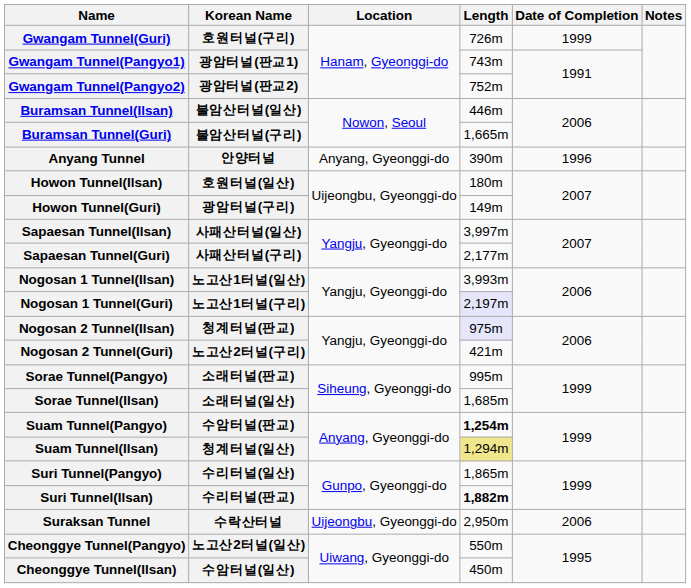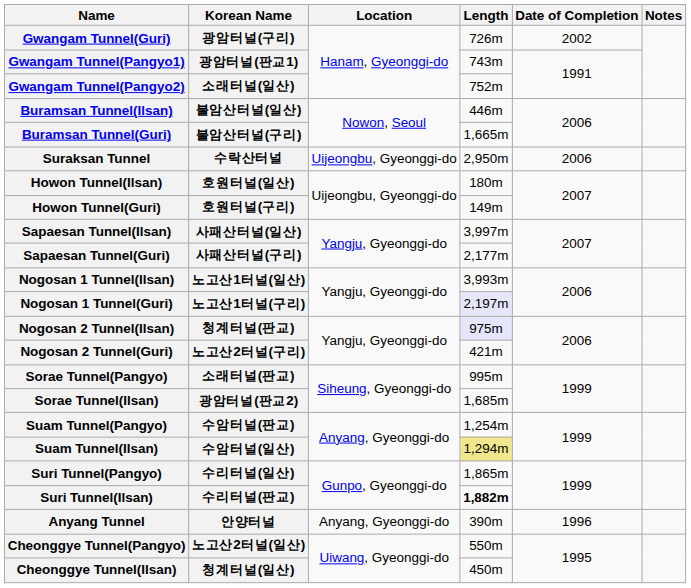(248, 37) 호원터널(구리) -> (248, 37) 광암터널(구리)
(577, 37) 1999 -> (577, 37) 2002
(248, 85) 광암터널(판교2) -> (248, 85) 소래터널(일산)
rows swapped: (97, 521) <-> (97, 158)
(248, 206) 광암터널(구리) -> (248, 206) 호원터널(구리)
(248, 400) 소래터널(일산) -> (248, 400) 광암터널(판교2)
(486, 424) bold -> (486, 424) normal
(248, 448) 청계터널(일산) -> (248, 448) 수암터널(일산)
(248, 569) 수암터널(일산) -> (248, 569) 청계터널(일산)
